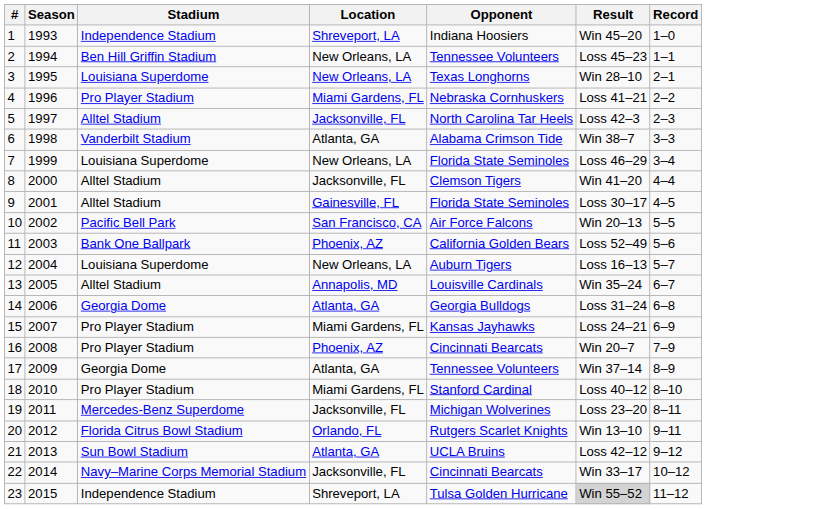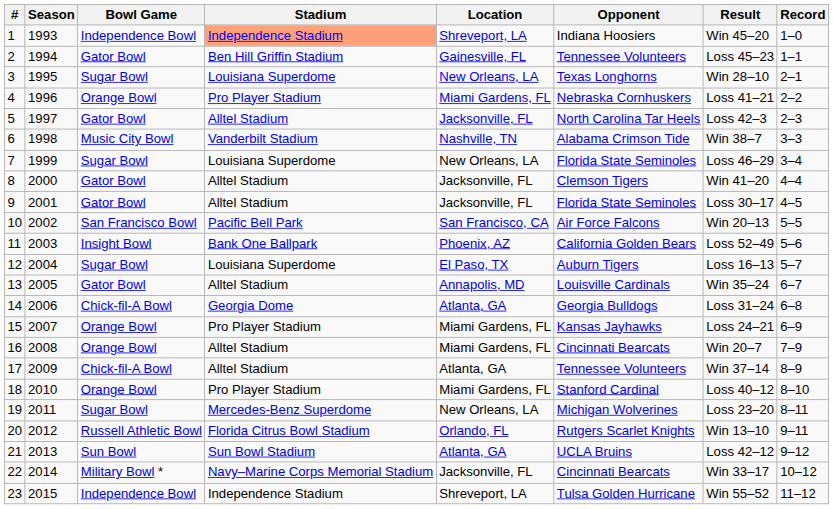+ column: (141, 14)
(148, 35) no background -> (275, 35) lightsalmon background
(362, 56) New Orleans, LA -> (483, 56) Gainesville, FL
(346, 139) Atlanta, GA -> (478, 139) Nashville, TN
(356, 202) Gainesville, FL -> (486, 202) Jacksonville, FL
(362, 264) New Orleans, LA -> (474, 264) El Paso, TX
(137, 347) Pro Player Stadium -> (248, 347) Alltel Stadium
(348, 347) Phoenix, AZ -> (495, 347) Miami Gardens, FL
(123, 368) Georgia Dome -> (248, 368) Alltel Stadium
(359, 410) Jacksonville, FL -> (489, 410) New Orleans, LA
(611, 493) lightgrey background -> (738, 493) no background
